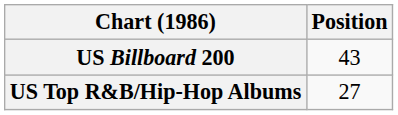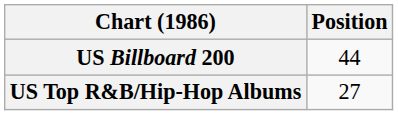(349, 57) 43 -> (349, 57) 44
